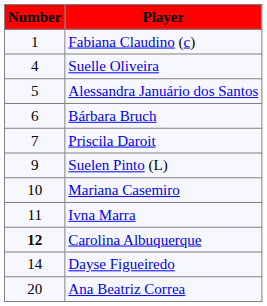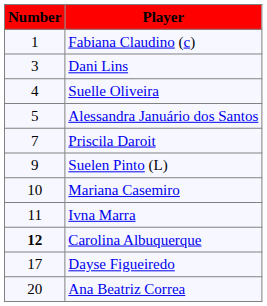+ row: (98, 66)
- row: (112, 115)
(35, 264) 14 -> (35, 264) 17
